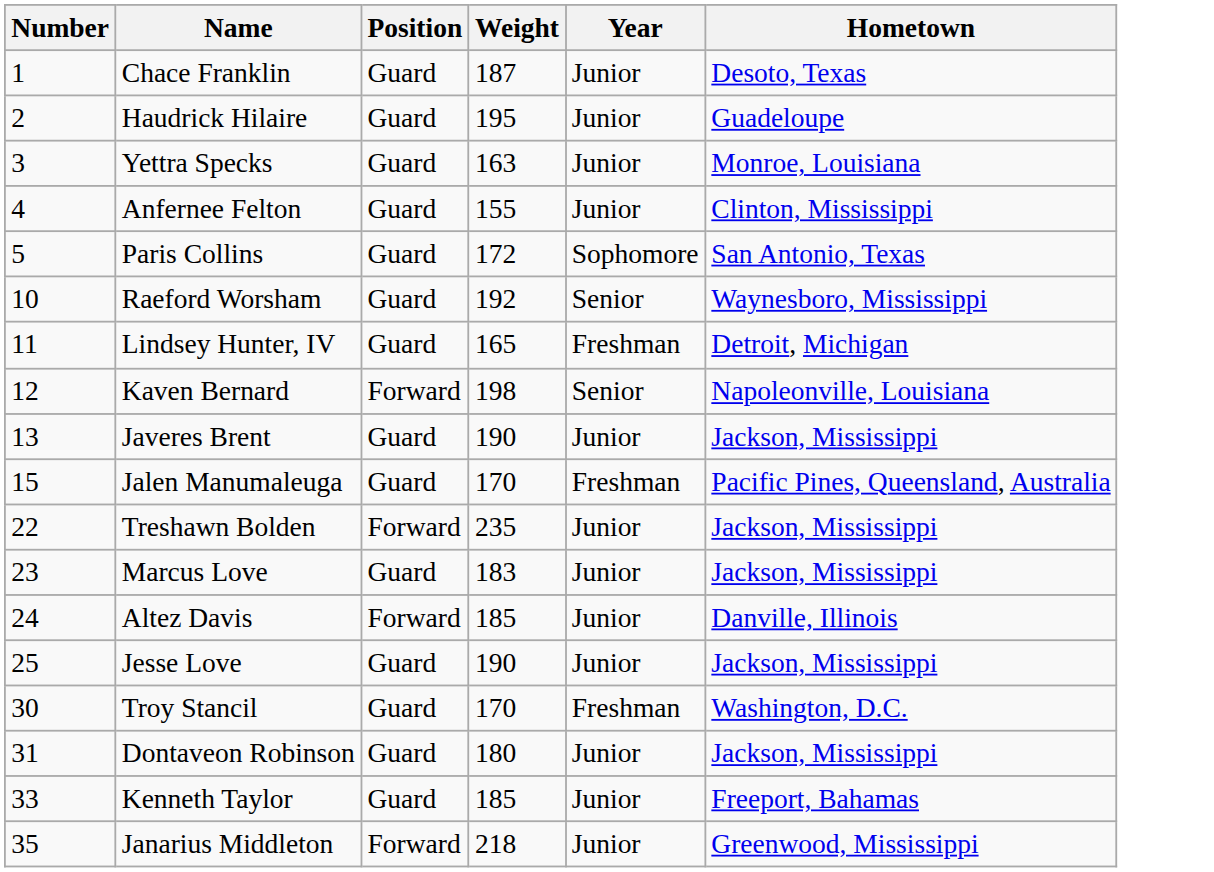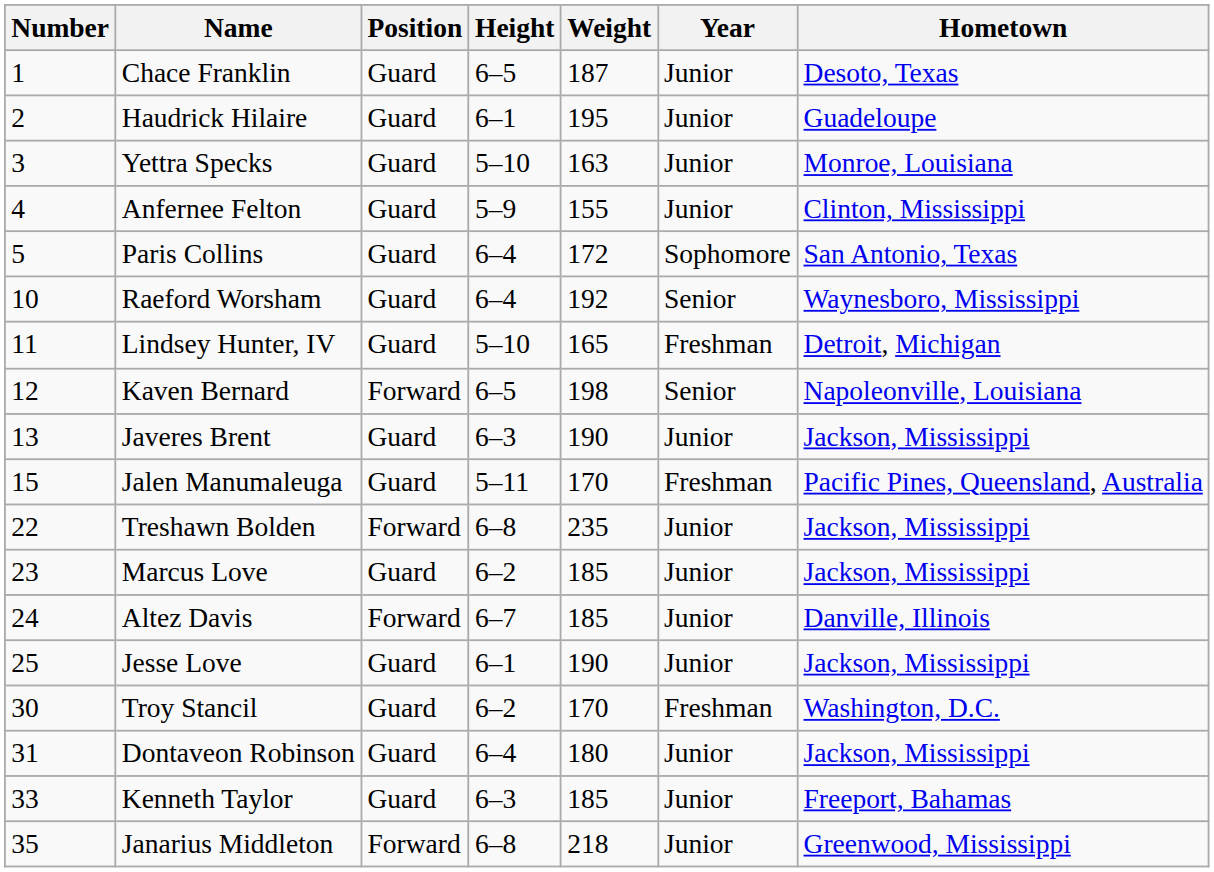+ column: (515, 27)
(496, 571) 183 -> (588, 571) 185
